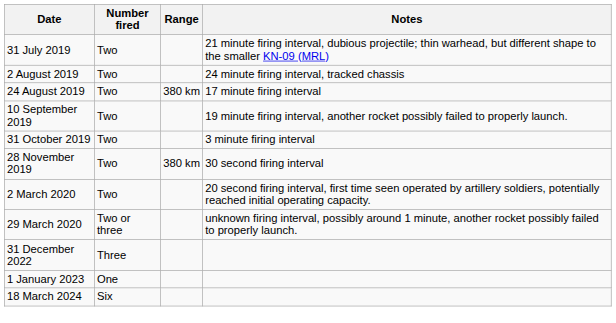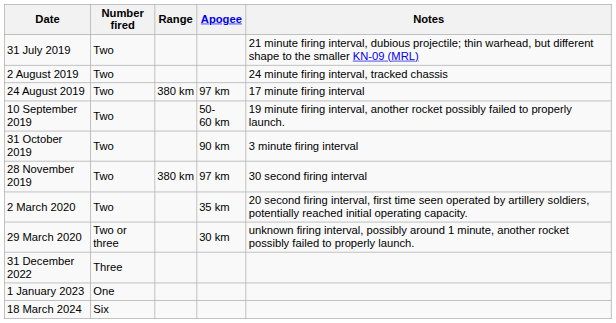+ column: (221, 19)
